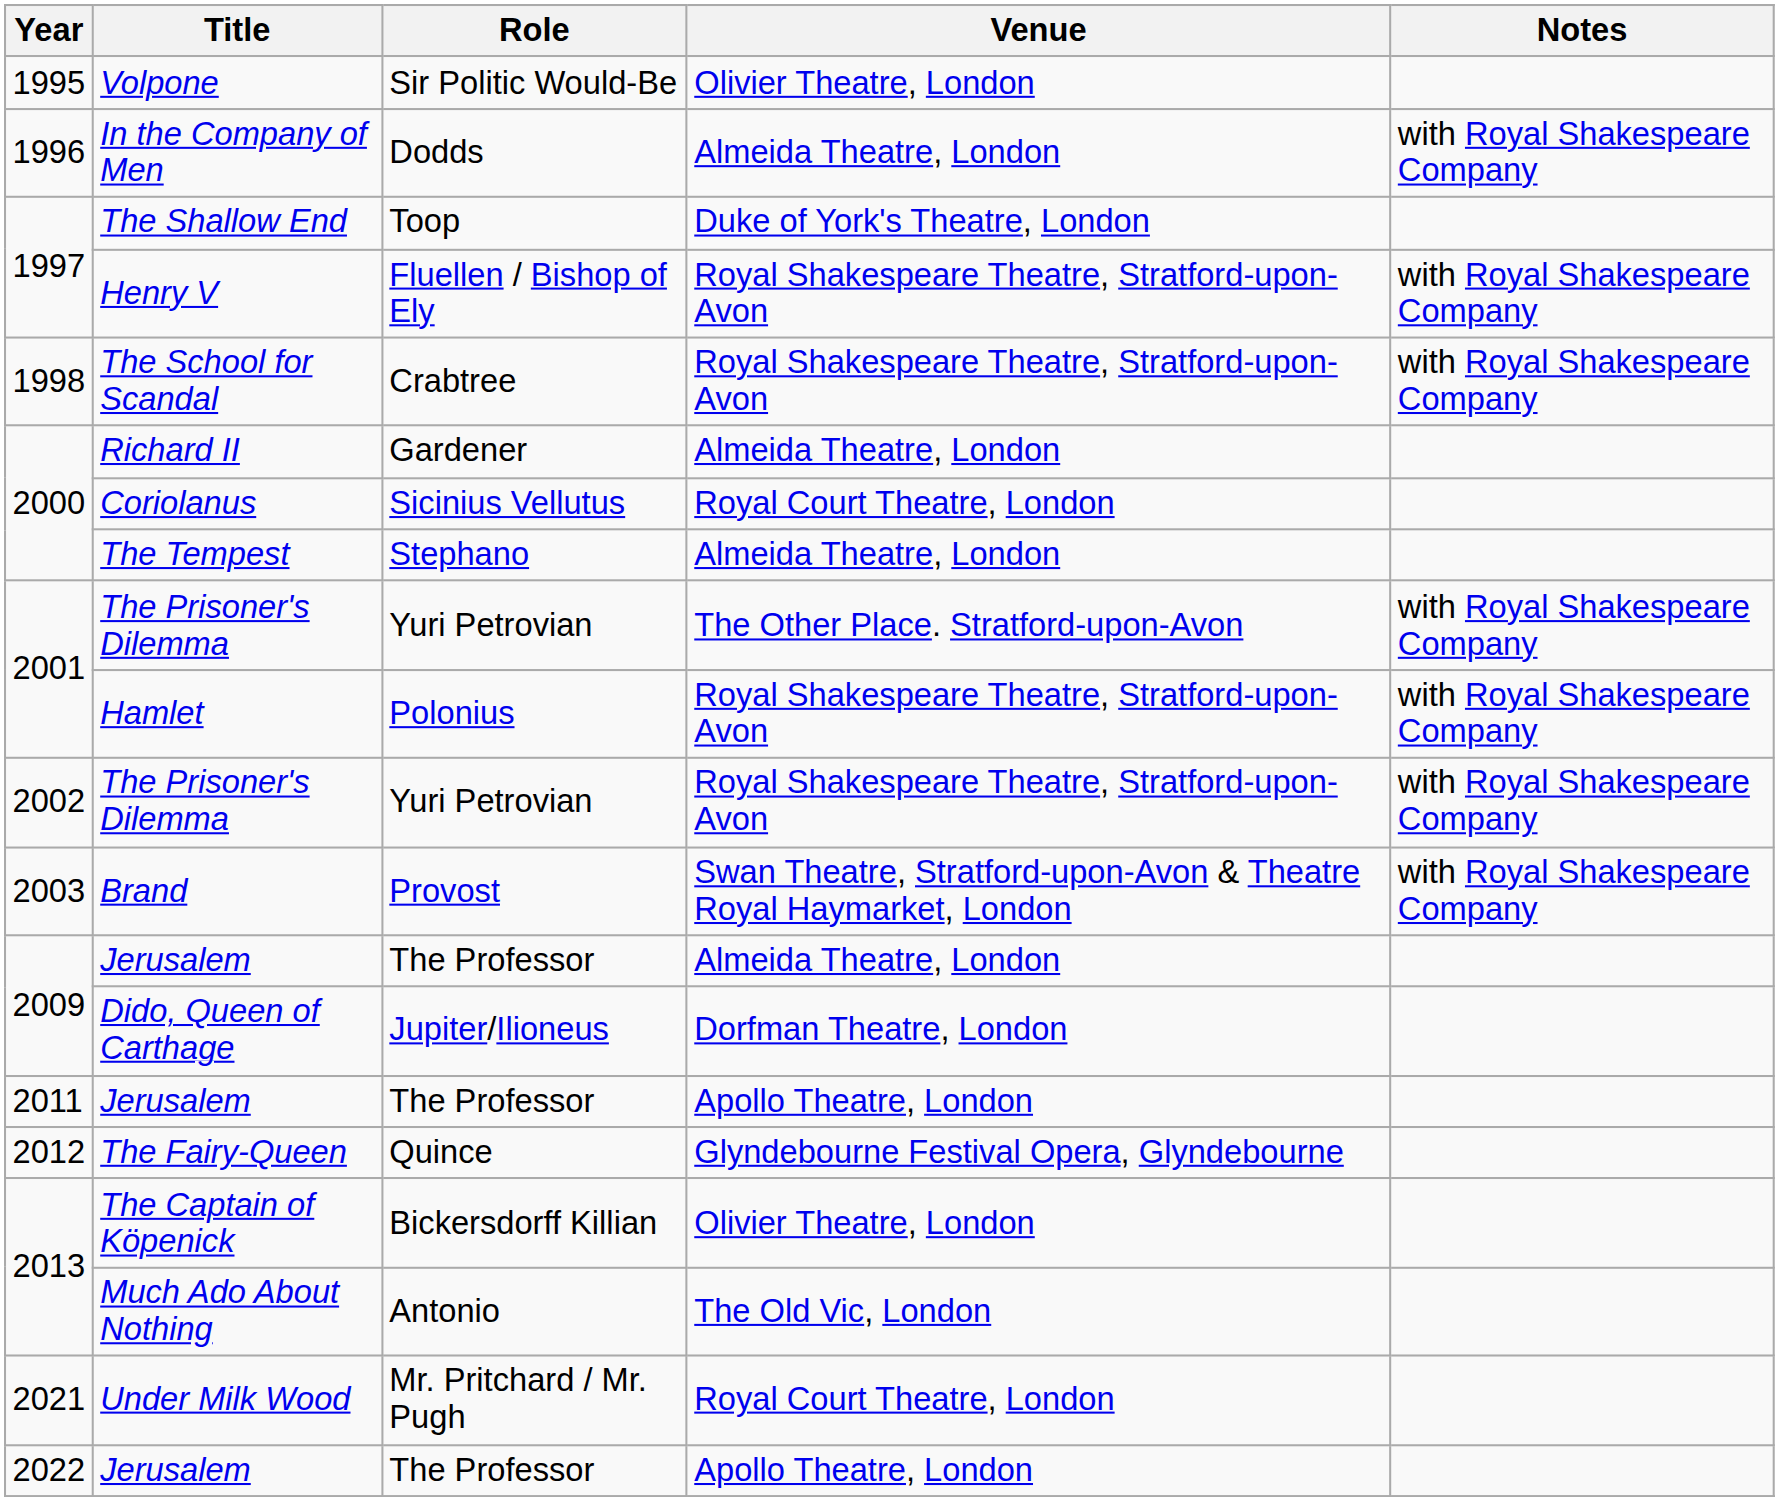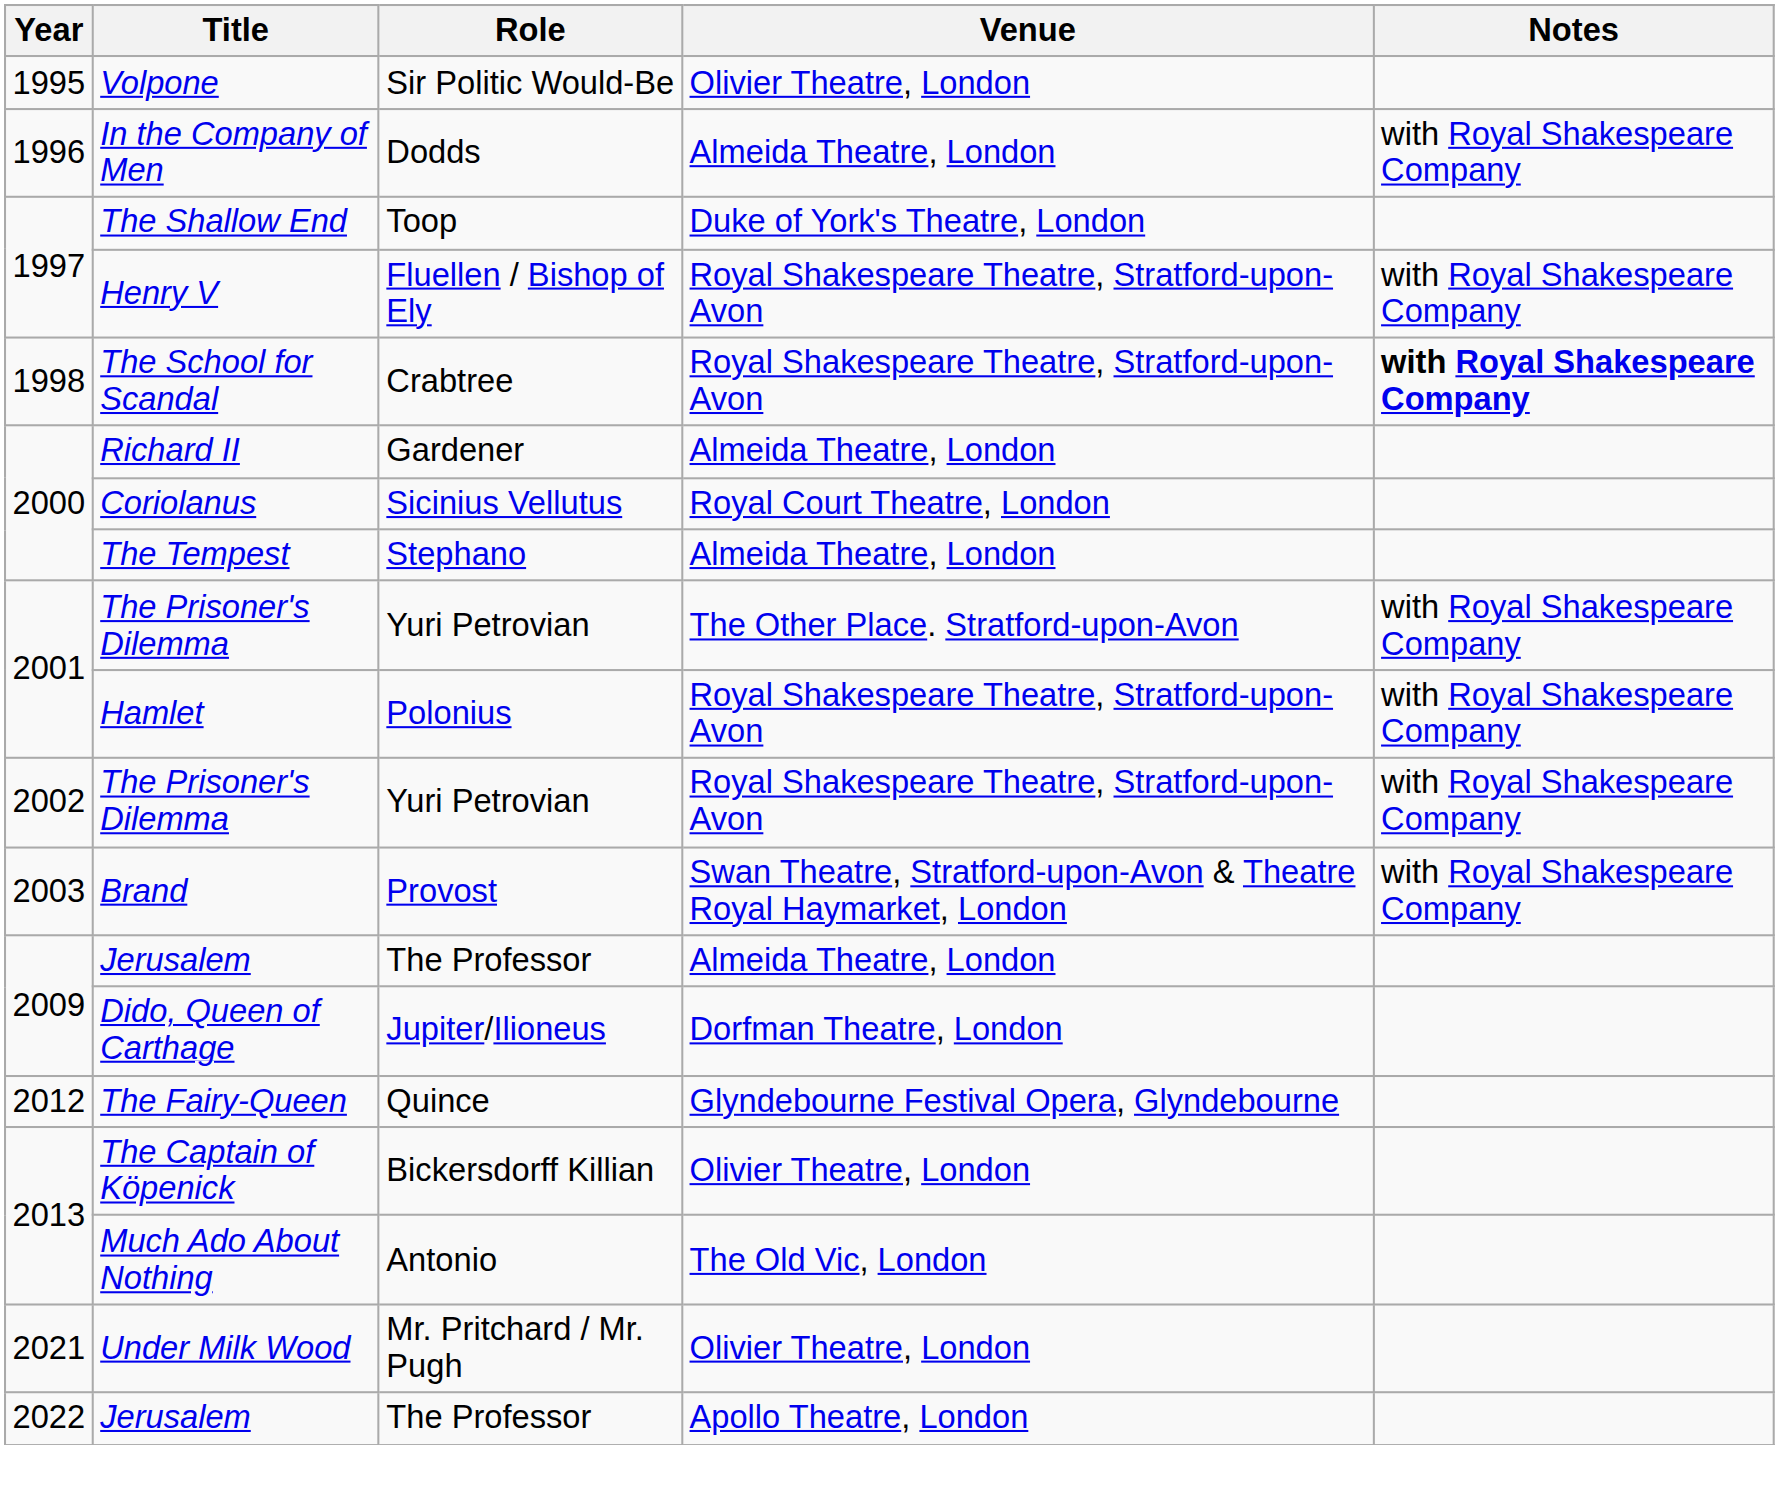(1574, 381) normal -> (1568, 381) bold
- row: (48, 1100)
(904, 1399) Royal Court Theatre, London -> (860, 1347) Olivier Theatre, London
